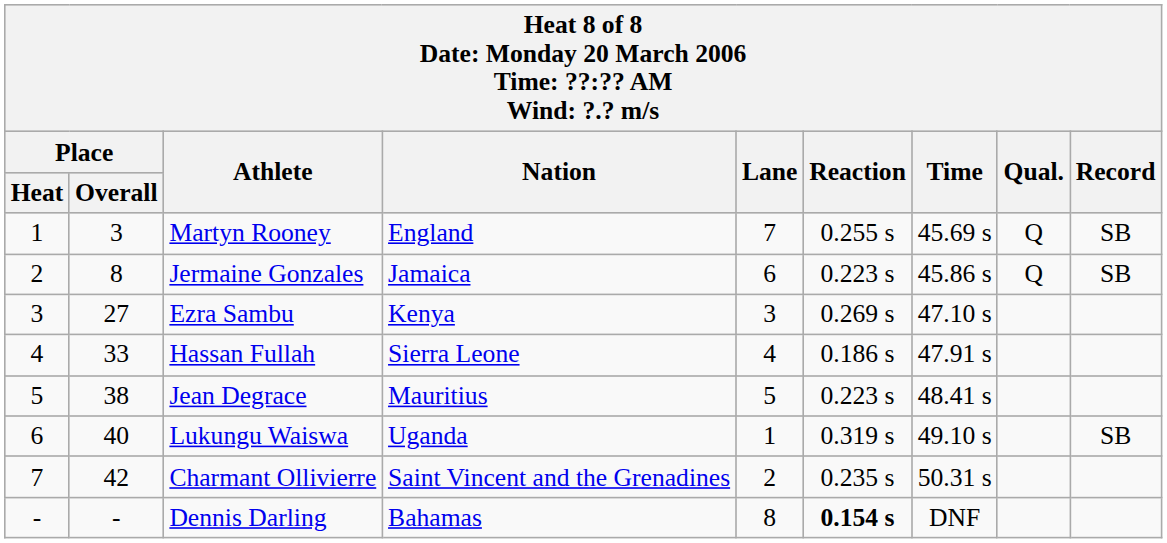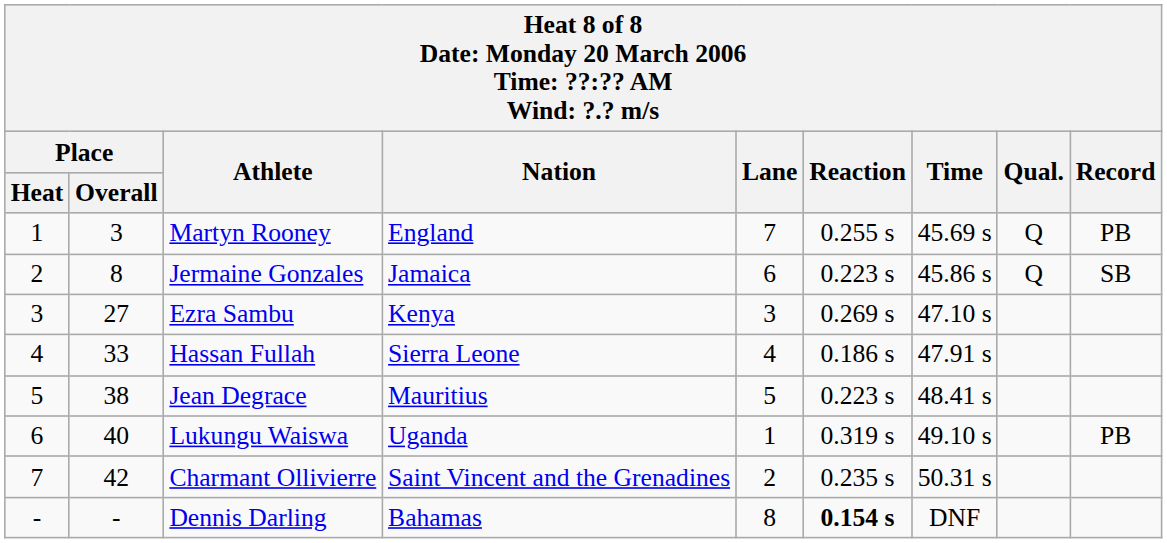(1116, 233) SB -> (1116, 233) PB
(1116, 436) SB -> (1116, 436) PB
